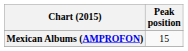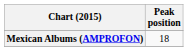(164, 38) 15 -> (164, 38) 18
